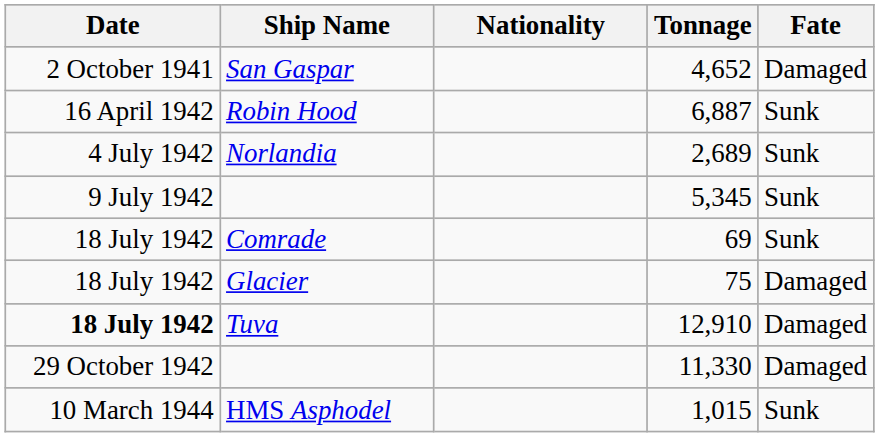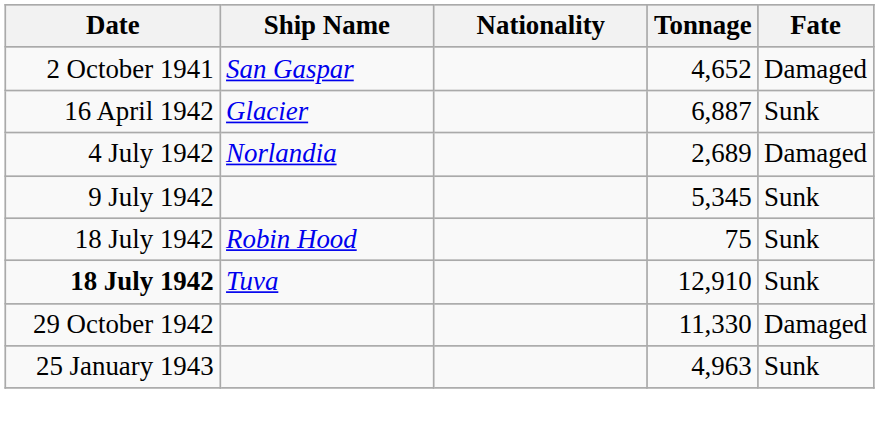(291, 111) Robin Hood -> (267, 111) Glacier
(792, 153) Sunk -> (816, 153) Damaged
- row: (738, 238)
(267, 281) Glacier -> (291, 238) Robin Hood
(816, 281) Damaged -> (792, 238) Sunk
(816, 324) Damaged -> (792, 281) Sunk
+ row: (721, 366)
- row: (721, 409)
